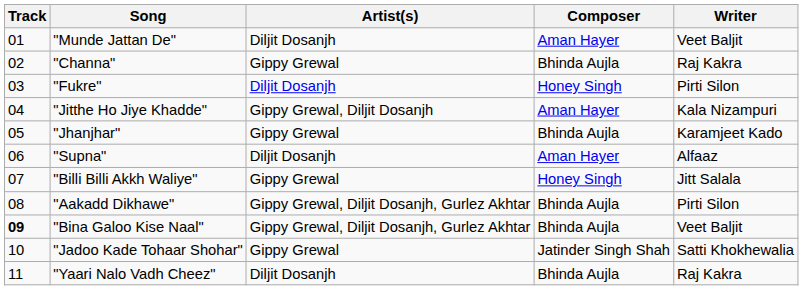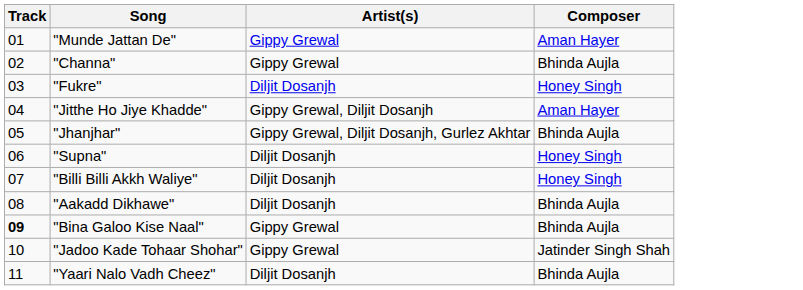- column: (735, 16)
(293, 40) Diljit Dosanjh -> (294, 40) Gippy Grewal
(294, 133) Gippy Grewal -> (390, 133) Gippy Grewal, Diljit Dosanjh, Gurlez Akhtar
(578, 156) Aman Hayer -> (580, 156) Honey Singh
(294, 180) Gippy Grewal -> (293, 180) Diljit Dosanjh
(390, 203) Gippy Grewal, Diljit Dosanjh, Gurlez Akhtar -> (293, 203) Diljit Dosanjh
(390, 226) Gippy Grewal, Diljit Dosanjh, Gurlez Akhtar -> (294, 226) Gippy Grewal
